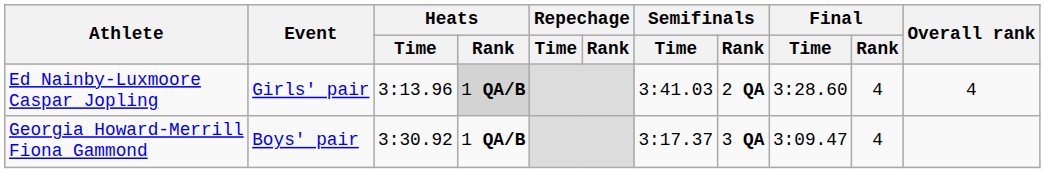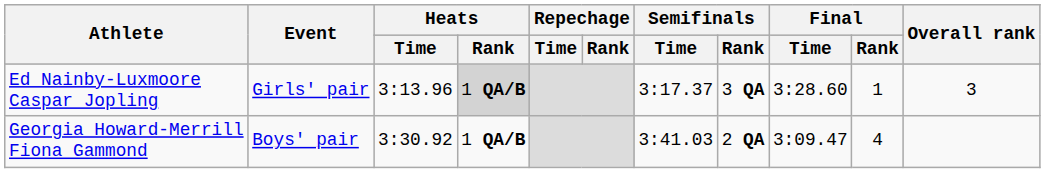(676, 90) 3:41.03 -> (676, 90) 3:17.37
(743, 90) 2 QA -> (743, 90) 3 QA
(878, 90) 4 -> (878, 90) 1
(971, 90) 4 -> (971, 90) 3
(676, 141) 3:17.37 -> (676, 141) 3:41.03
(743, 141) 3 QA -> (743, 141) 2 QA
